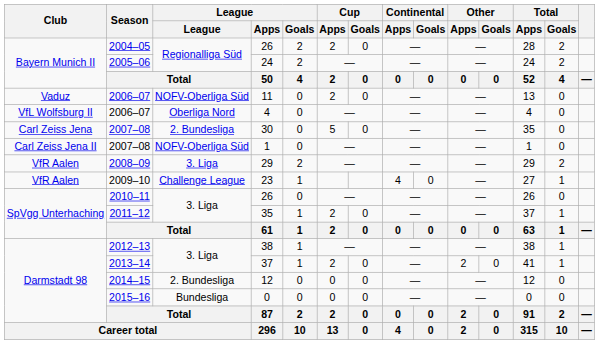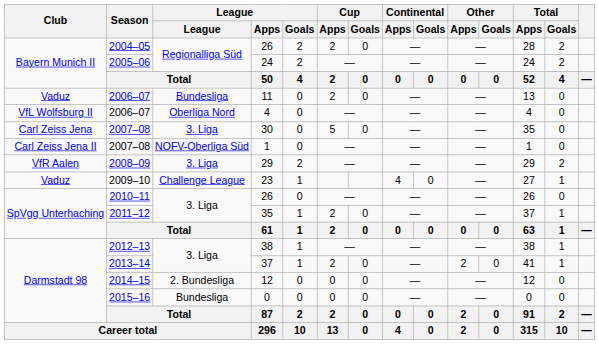(202, 96) NOFV-Oberliga Süd -> (202, 96) Bundesliga
(202, 130) 2. Bundesliga -> (202, 130) 3. Liga
(55, 180) VfR Aalen -> (55, 180) Vaduz
